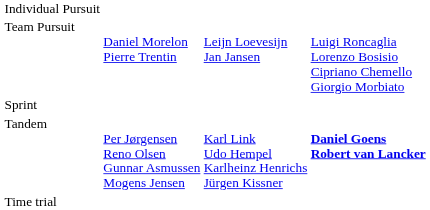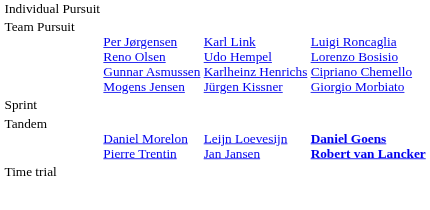(146, 49) Daniel Morelon Pierre Trentin -> (152, 64) Per Jørgensen Reno Olsen Gunnar Asmussen Mogens Jensen
(246, 49) Leijn Loevesijn Jan Jansen -> (256, 64) Karl Link Udo Hempel Karlheinz Henrichs Jürgen Kissner
(152, 160) Per Jørgensen Reno Olsen Gunnar Asmussen Mogens Jensen -> (146, 145) Daniel Morelon Pierre Trentin
(256, 160) Karl Link Udo Hempel Karlheinz Henrichs Jürgen Kissner -> (246, 145) Leijn Loevesijn Jan Jansen
